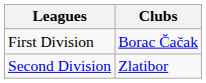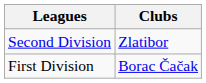rows swapped: (51, 41) <-> (60, 66)
